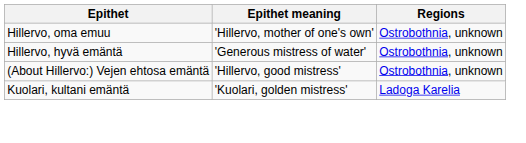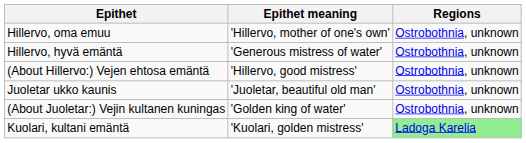+ row: (62, 90)
+ row: (116, 109)
(420, 90) no background -> (436, 128) lightgreen background
